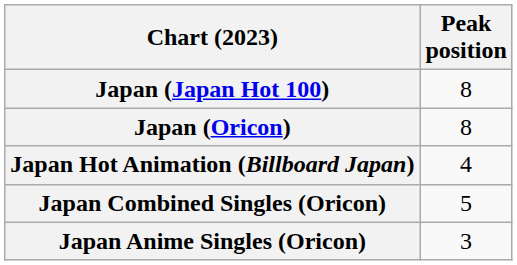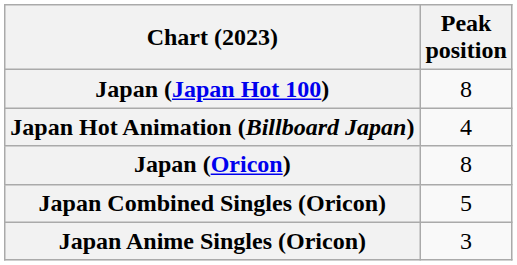rows swapped: (212, 164) <-> (212, 126)
